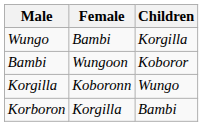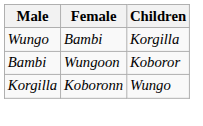- row: (37, 109)
